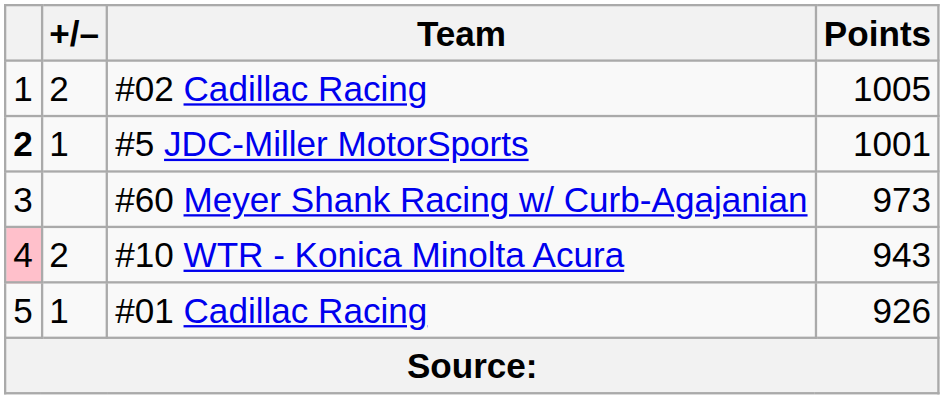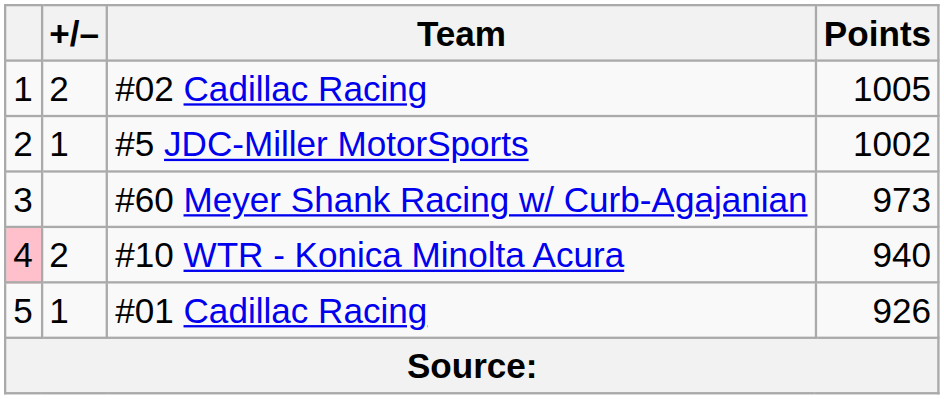(23, 144) bold -> (23, 144) normal
(892, 144) 1001 -> (892, 144) 1002
(902, 255) 943 -> (902, 255) 940
